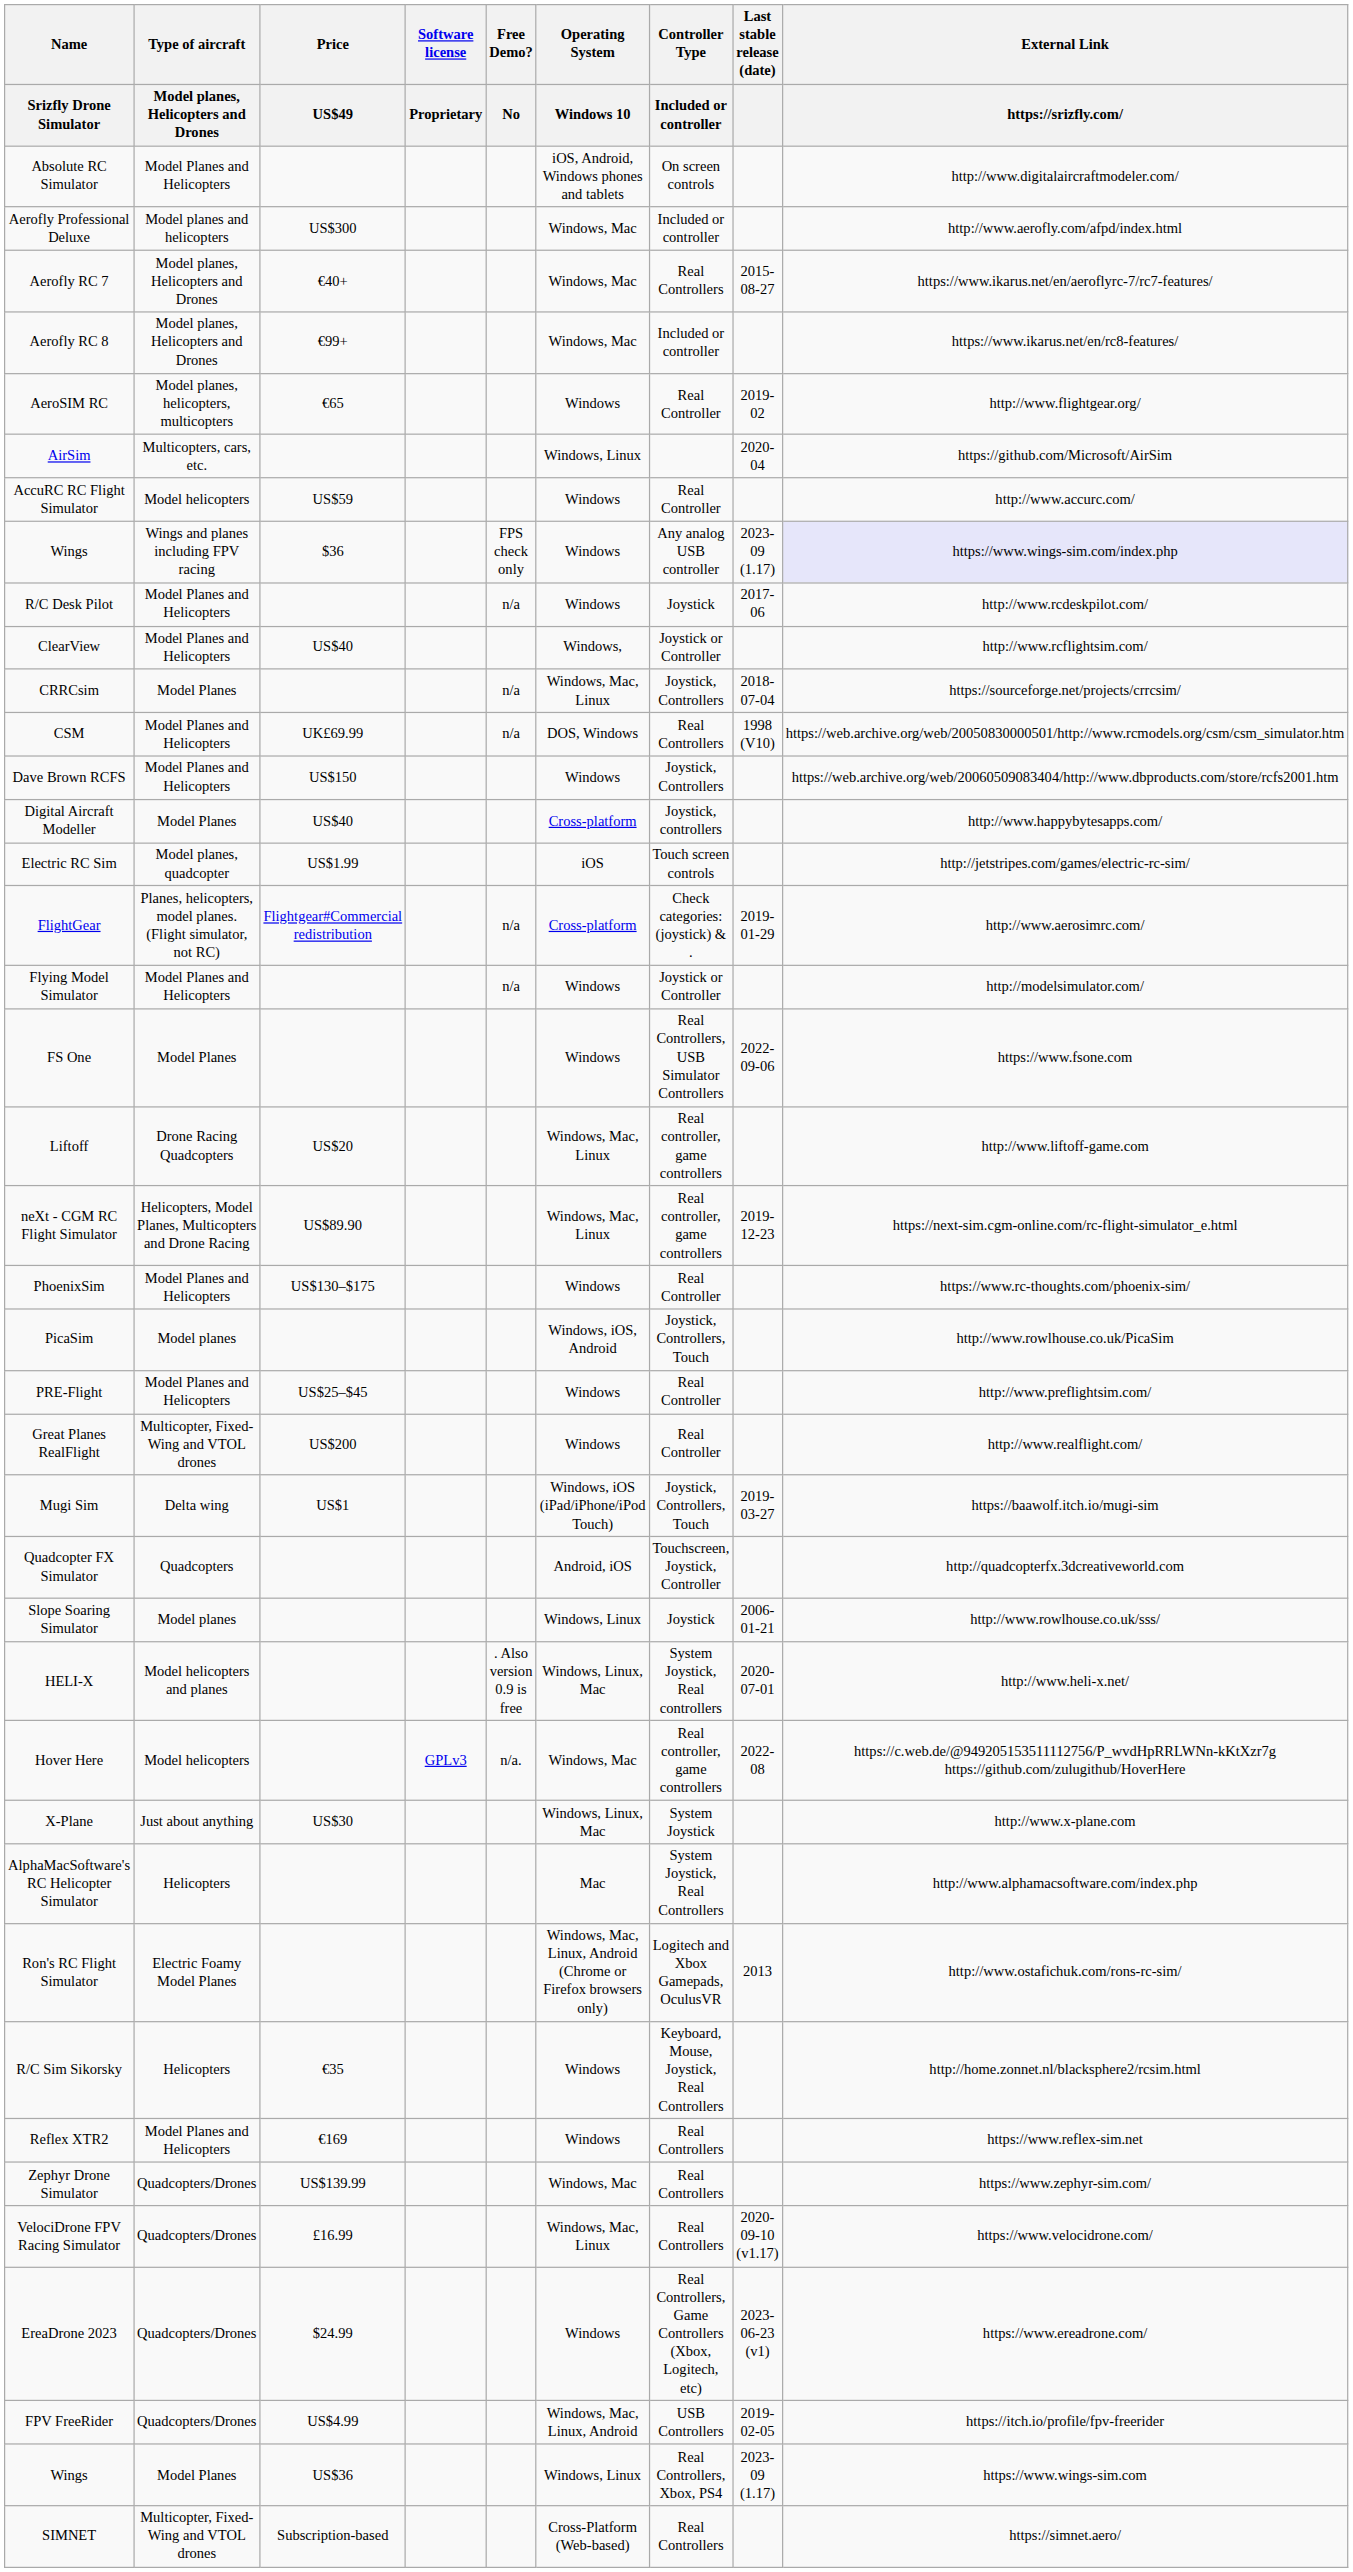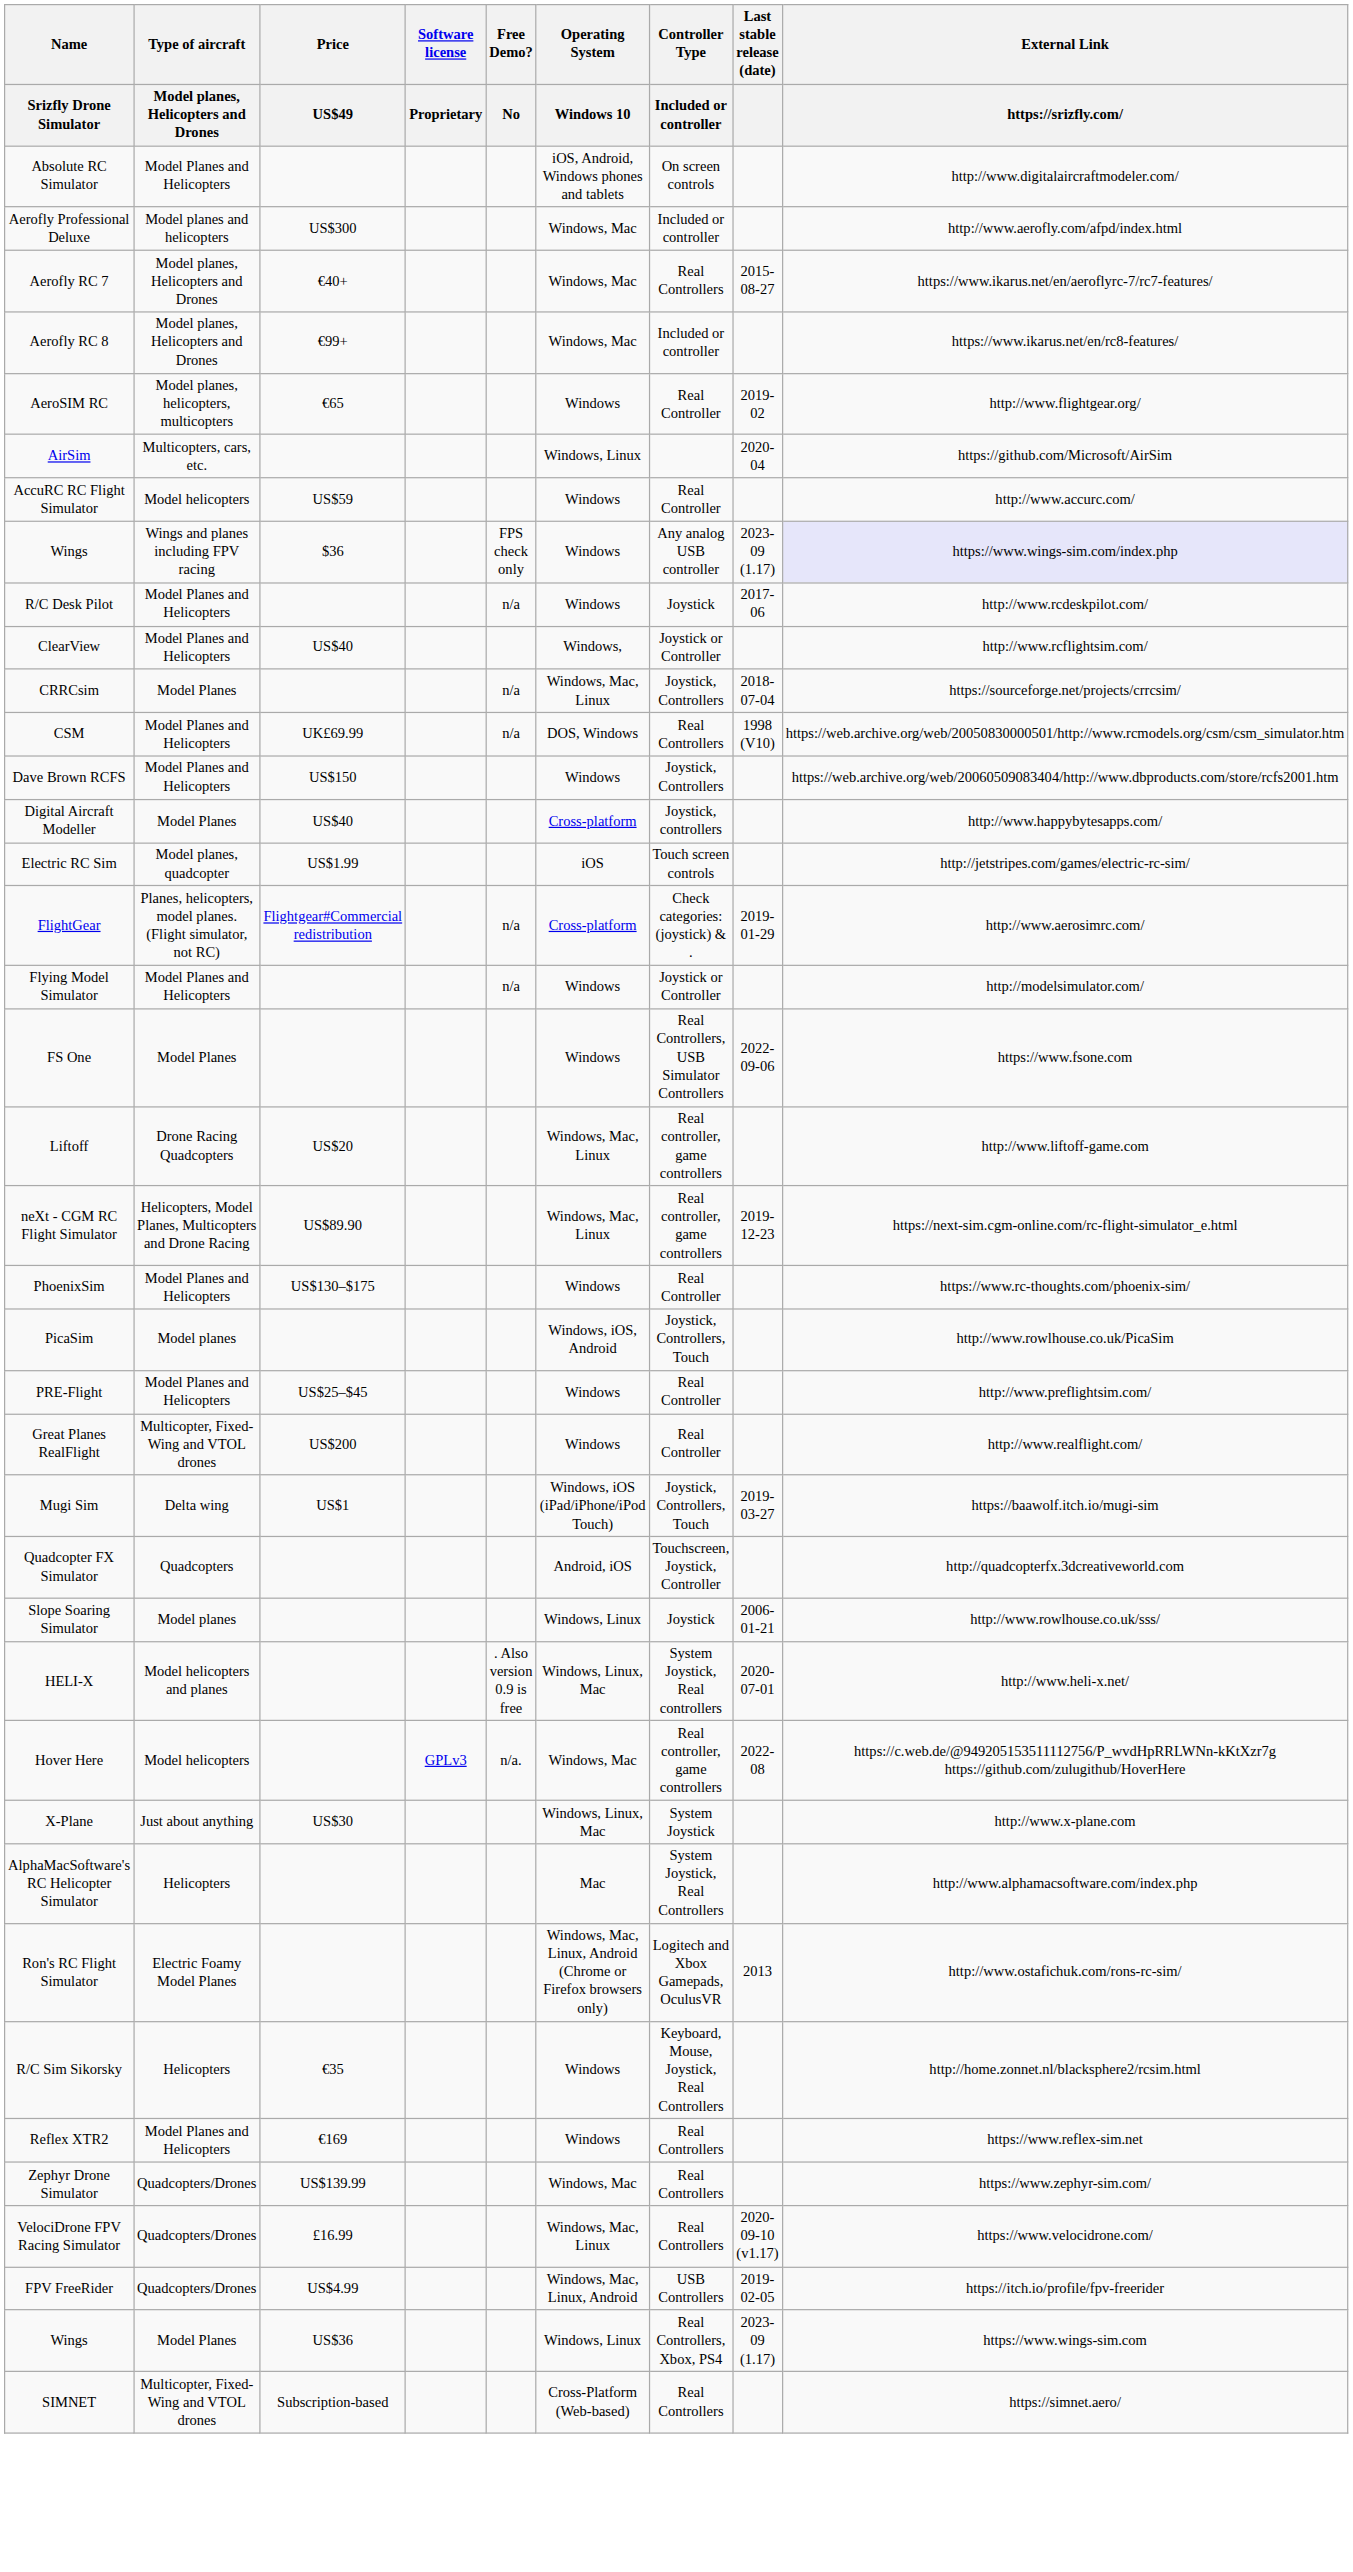- row: (69, 2333)
